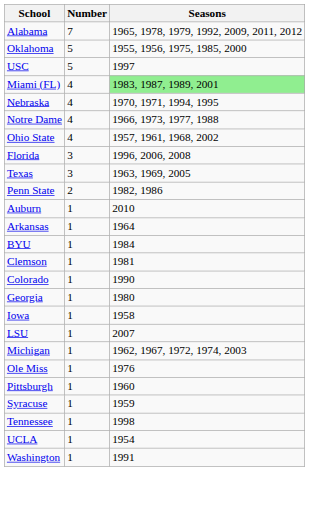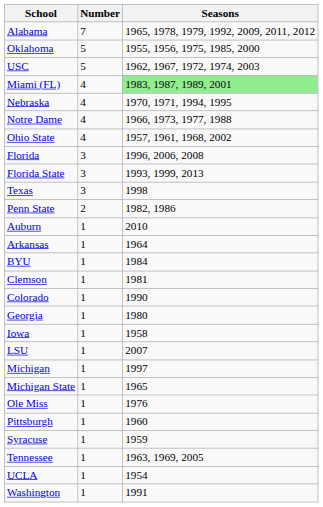(123, 66) 1997 -> (192, 66) 1962, 1967, 1972, 1974, 2003
+ row: (36, 173)
(151, 173) 1963, 1969, 2005 -> (136, 191) 1998
(179, 350) 1962, 1967, 1972, 1974, 2003 -> (136, 368) 1997
+ row: (41, 386)
(123, 421) 1998 -> (164, 457) 1963, 1969, 2005
